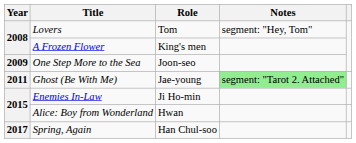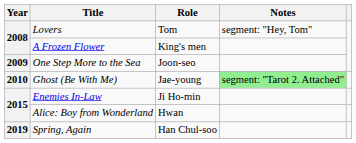(17, 79) 2011 -> (17, 79) 2010
(17, 130) 2017 -> (17, 130) 2019
